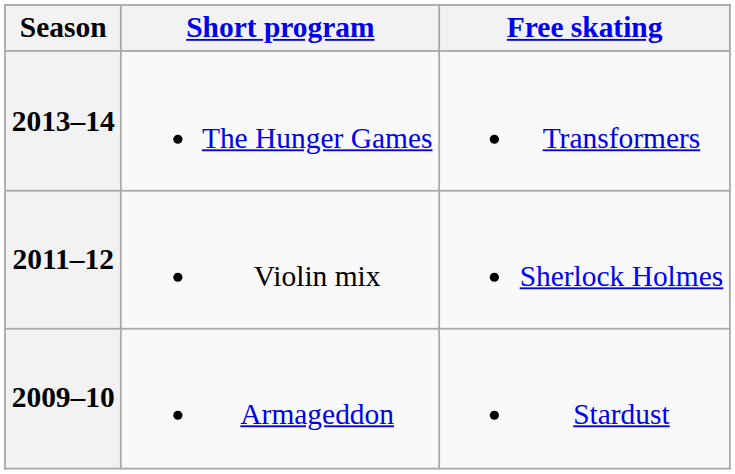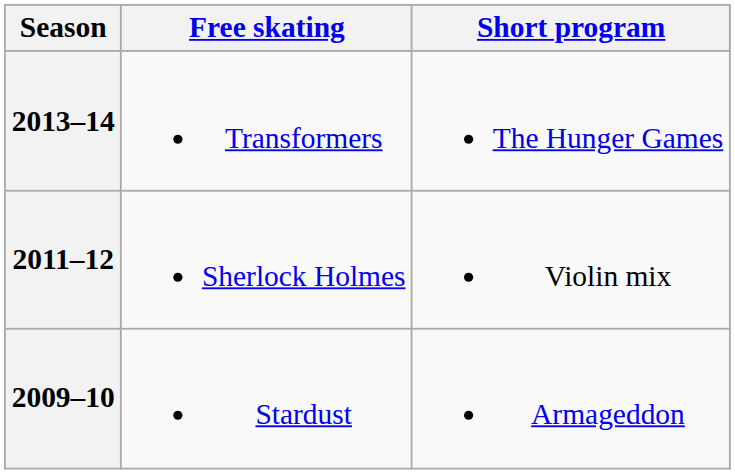columns swapped: (280, 27) <-> (585, 27)
